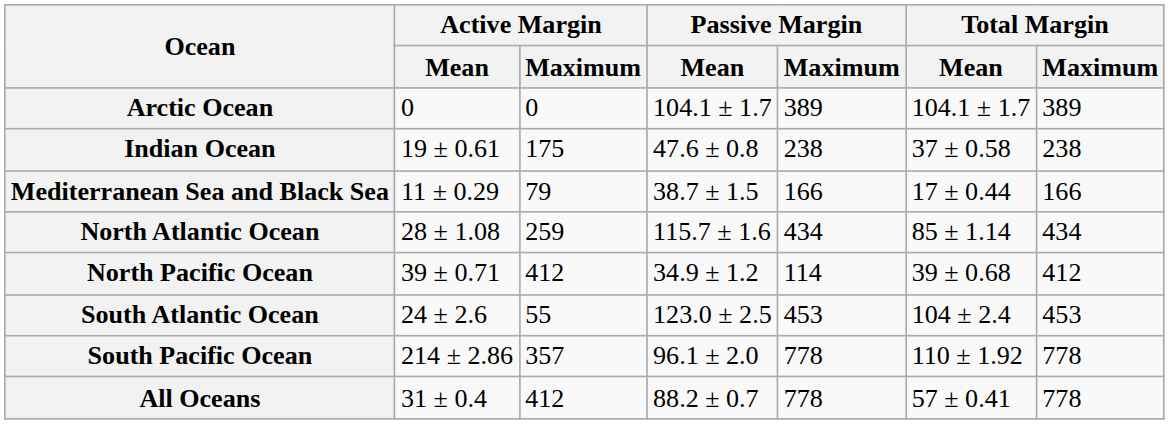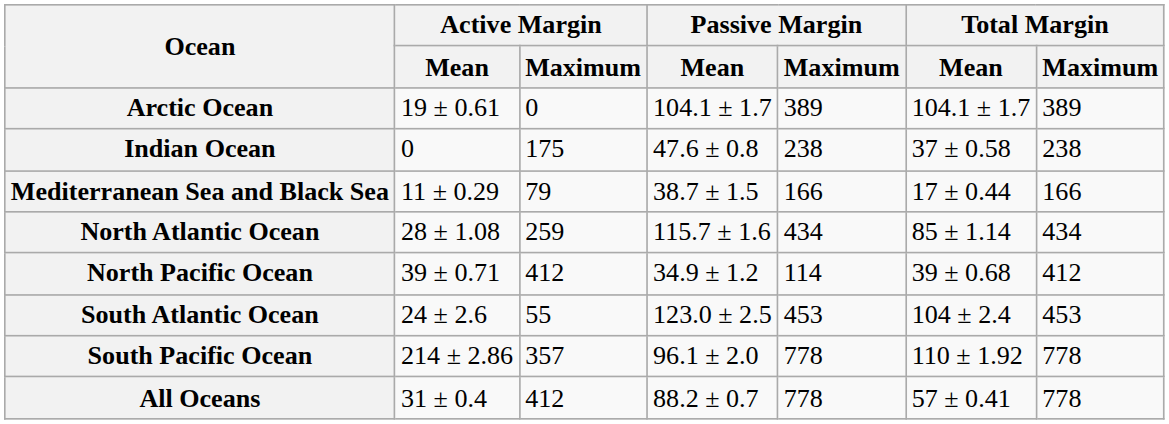(408, 107) 0 -> (451, 107) 19 ± 0.61
(451, 149) 19 ± 0.61 -> (408, 149) 0
